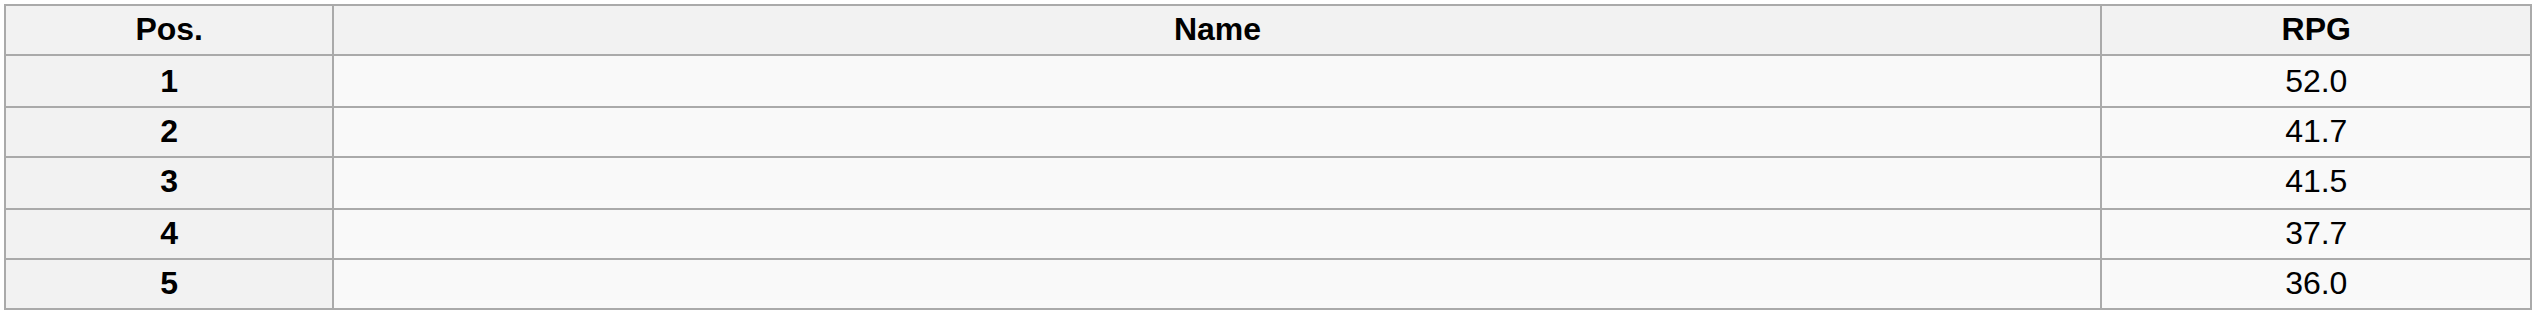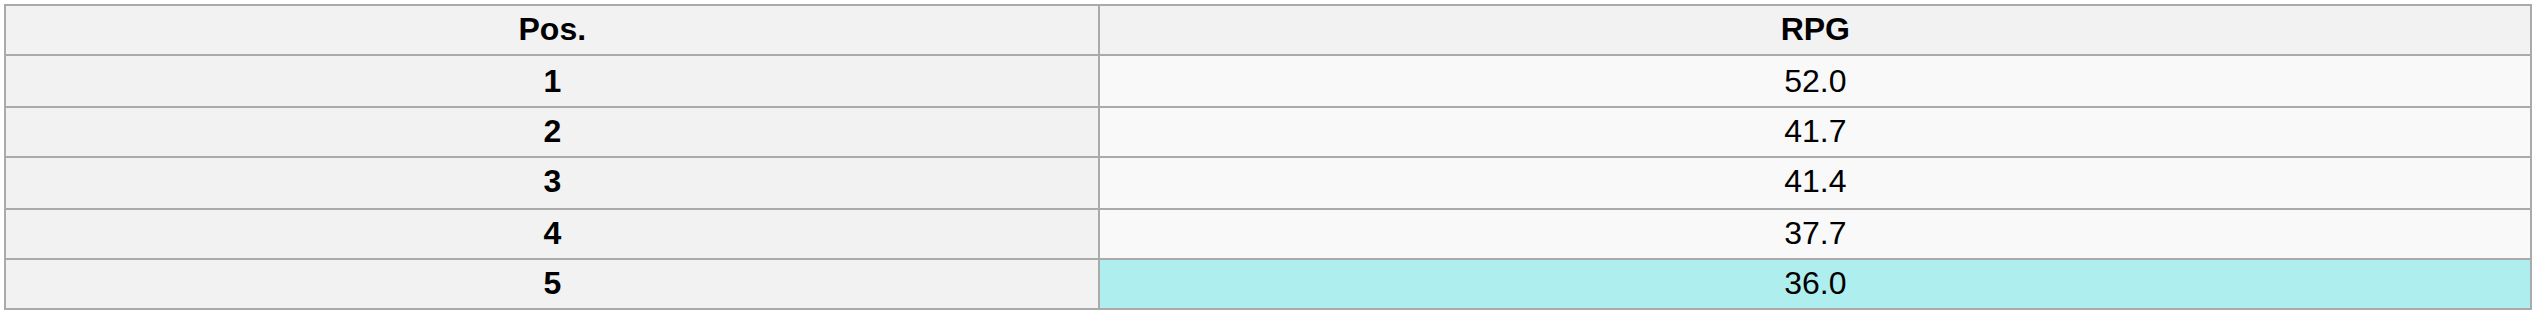- column: (1217, 29)
(2316, 182) 41.5 -> (1815, 182) 41.4
(2316, 283) no background -> (1815, 283) paleturquoise background
